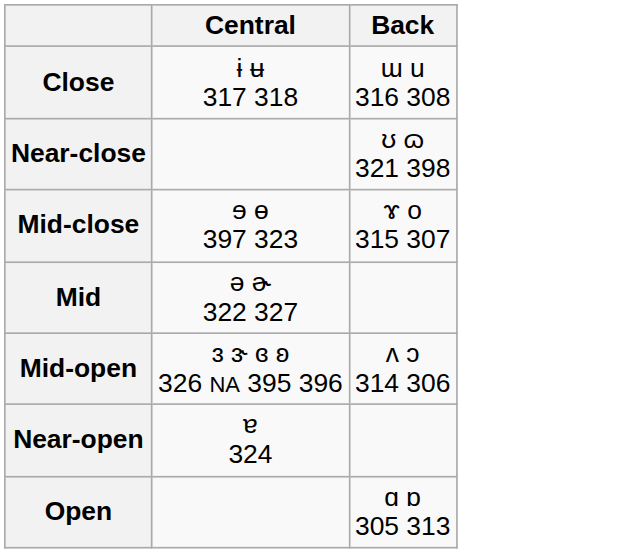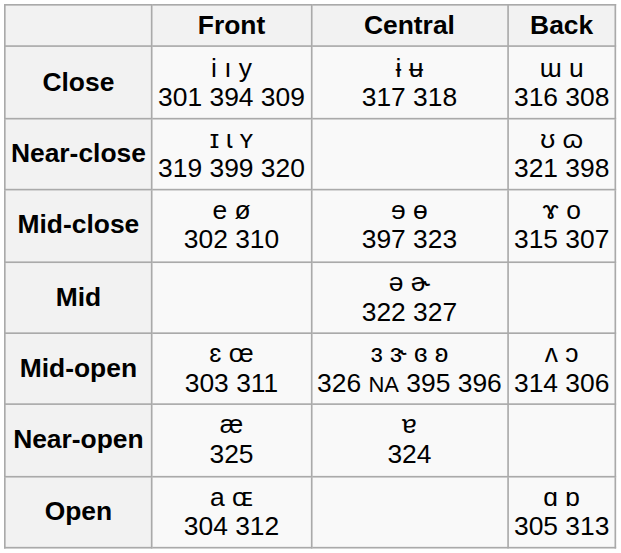+ column: (231, 25)
